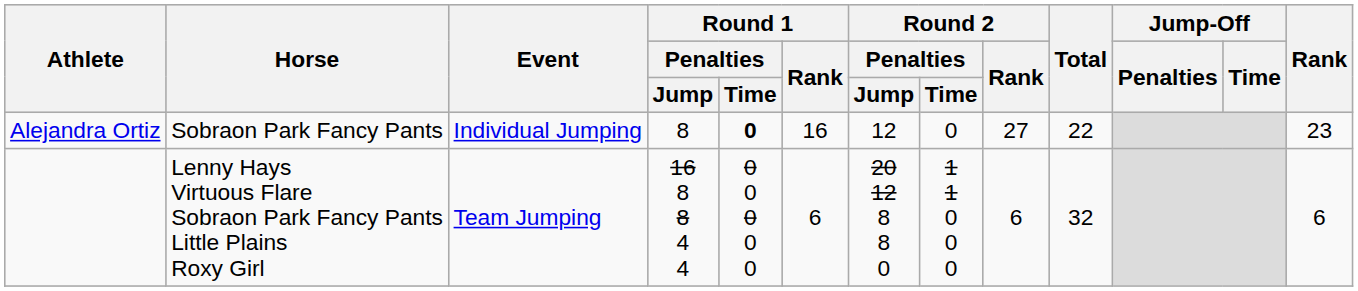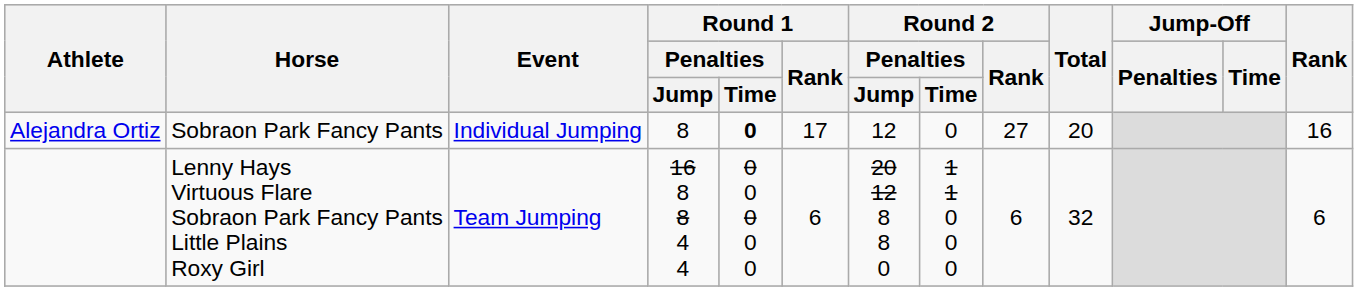(815, 131) 16 -> (815, 131) 17
(1081, 131) 22 -> (1081, 131) 20
(1319, 131) 23 -> (1319, 131) 16
